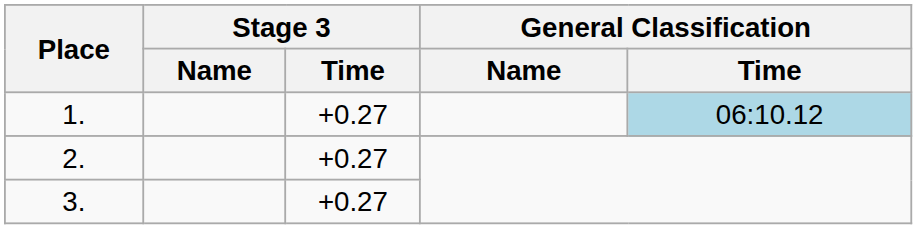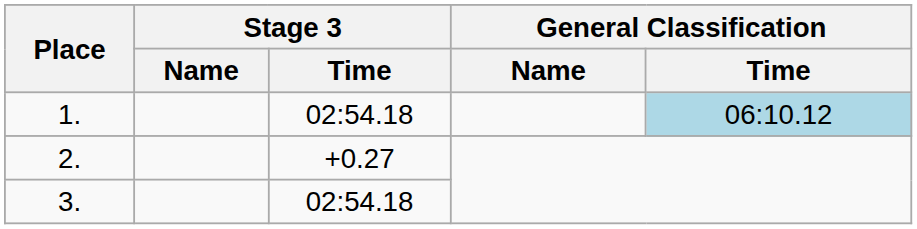(353, 115) +0.27 -> (360, 115) 02:54.18
(353, 202) +0.27 -> (360, 202) 02:54.18
